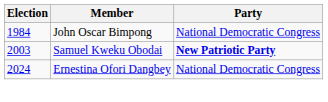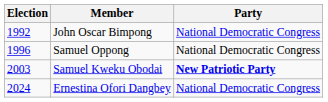(19, 32) 1984 -> (19, 32) 1992
+ row: (91, 50)
